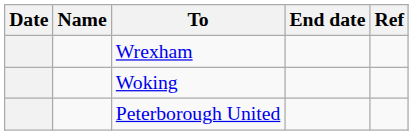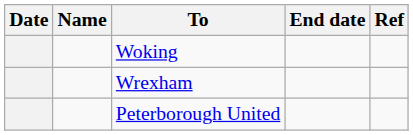rows swapped: (154, 51) <-> (147, 82)
